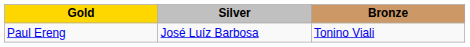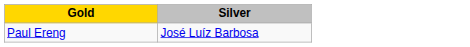- column: (388, 13)
